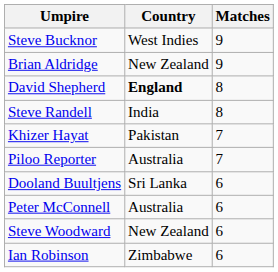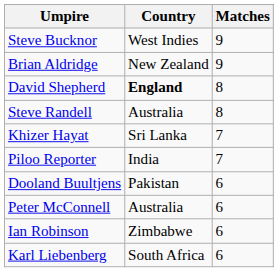(144, 111) India -> (156, 111) Australia
(154, 135) Pakistan -> (158, 135) Sri Lanka
(156, 159) Australia -> (144, 159) India
(158, 183) Sri Lanka -> (154, 183) Pakistan
- row: (59, 231)
+ row: (57, 254)
